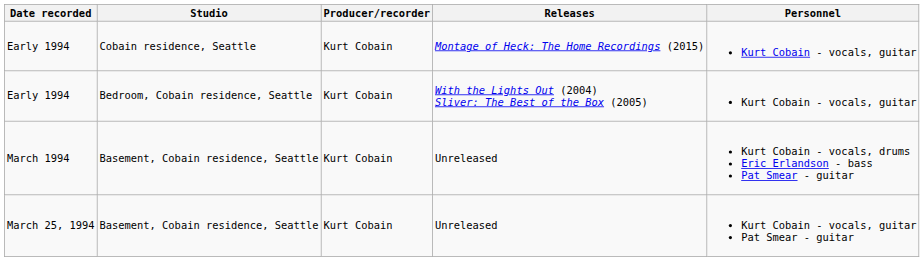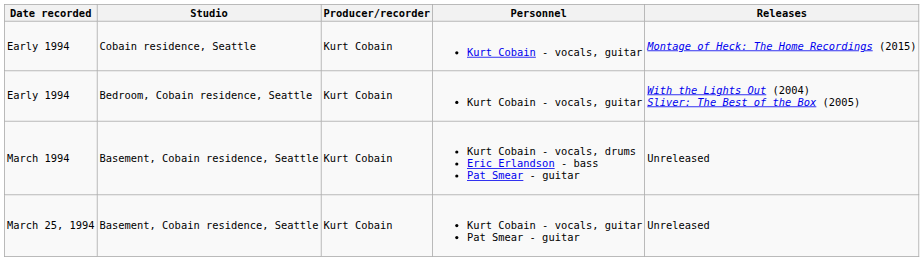columns swapped: (570, 13) <-> (813, 13)
